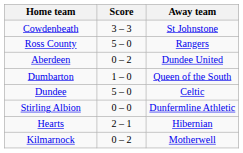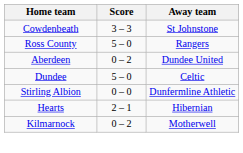- row: (51, 76)
